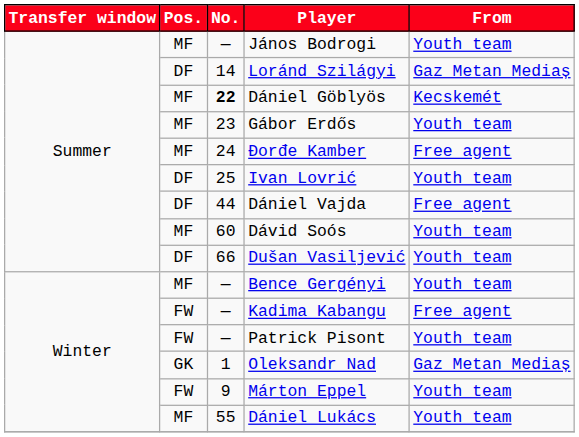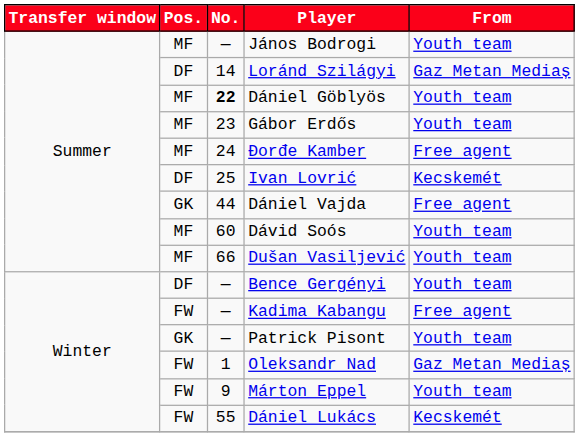(458, 98) Kecskemét -> (462, 98) Youth team
(462, 178) Youth team -> (458, 178) Kecskemét
(183, 205) DF -> (183, 205) GK
(183, 258) DF -> (183, 258) MF
(183, 285) MF -> (183, 285) DF
(183, 338) FW -> (183, 338) GK
(183, 365) GK -> (183, 365) FW
(183, 418) MF -> (183, 418) FW
(462, 418) Youth team -> (458, 418) Kecskemét
